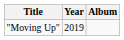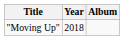(74, 27) 2019 -> (74, 27) 2018
